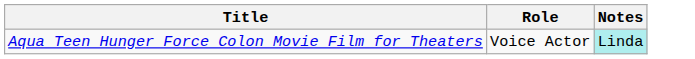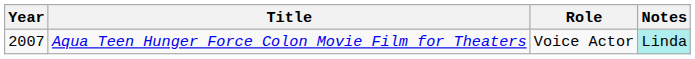+ column: (26, 17)
